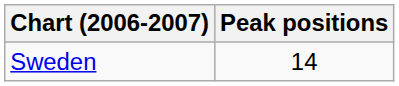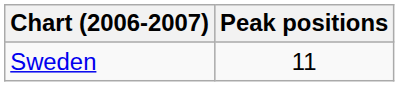(304, 61) 14 -> (304, 61) 11
